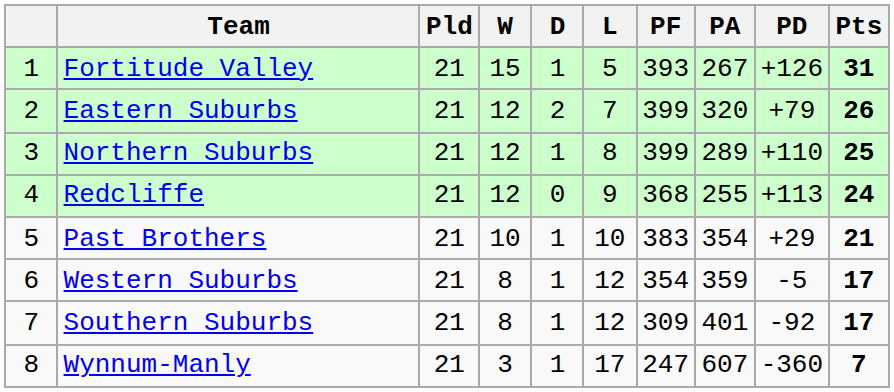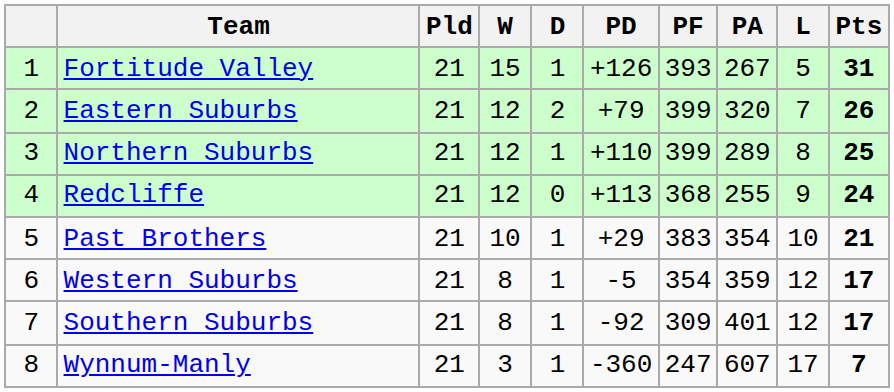columns swapped: (610, 26) <-> (792, 26)
